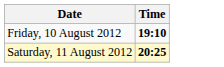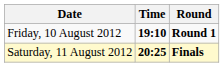+ column: (194, 14)
